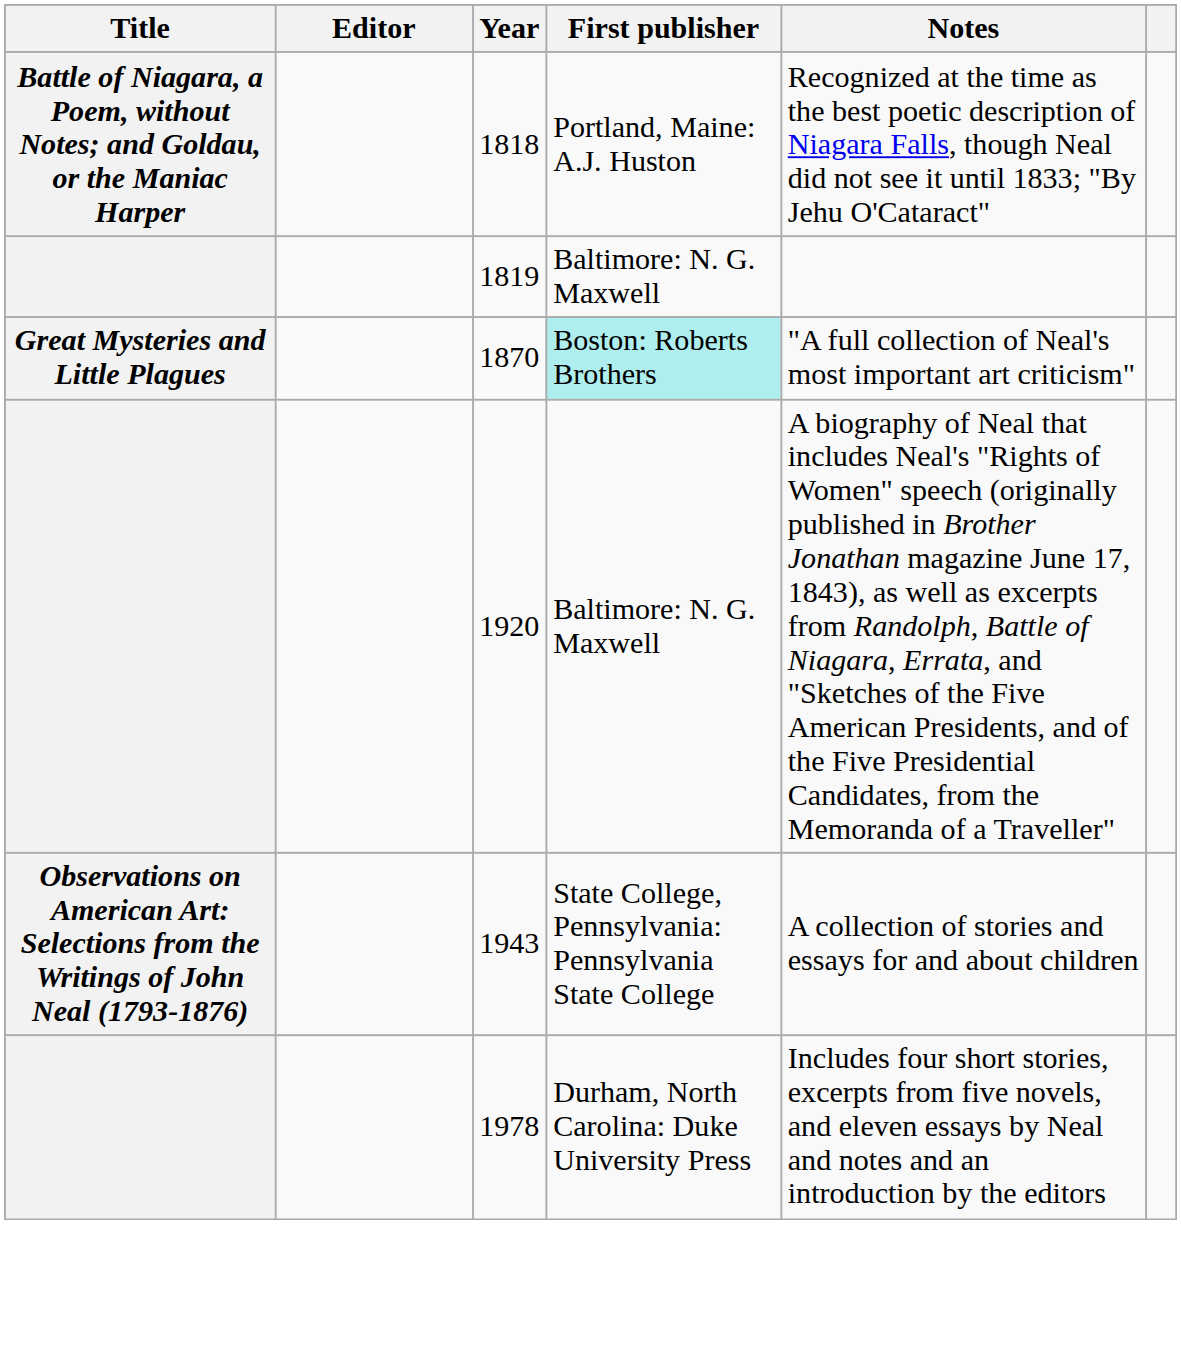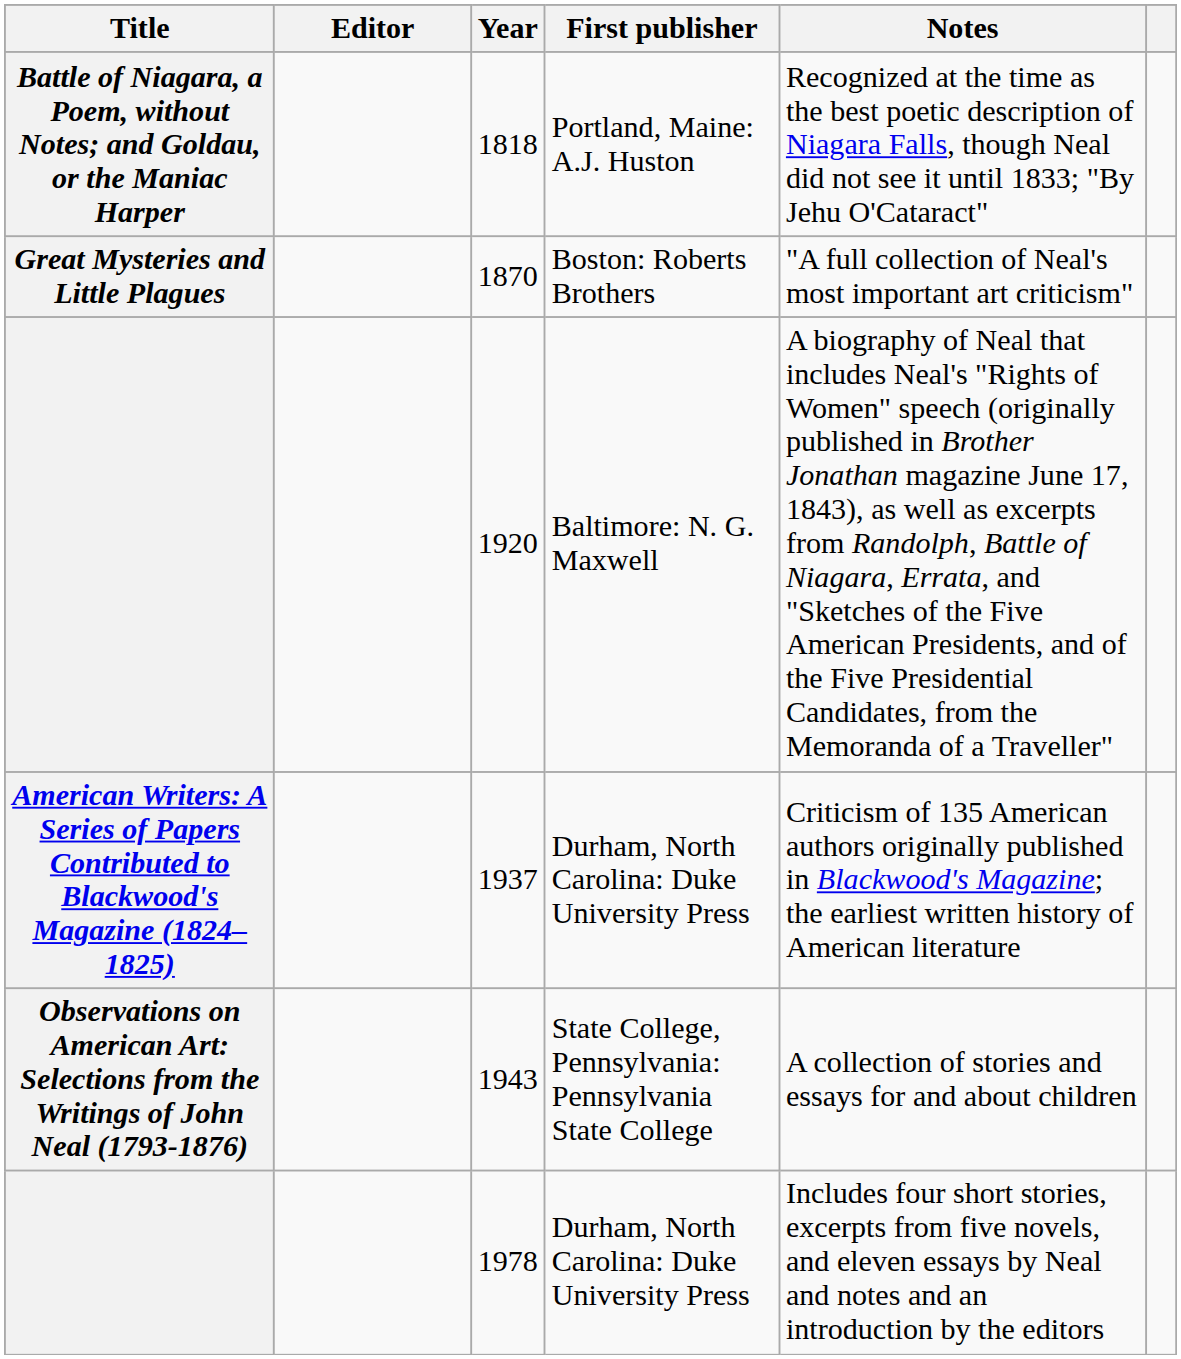- row: (509, 276)
(651, 357) paleturquoise background -> (649, 276) no background
+ row: (508, 879)
